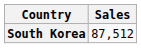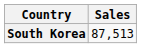(113, 33) 87,512 -> (113, 33) 87,513
